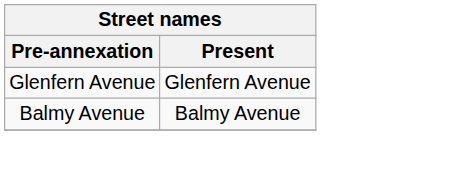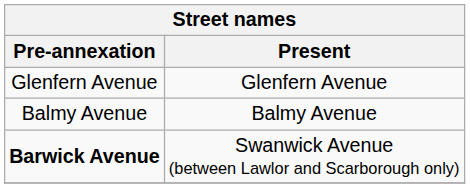+ row: (84, 156)
